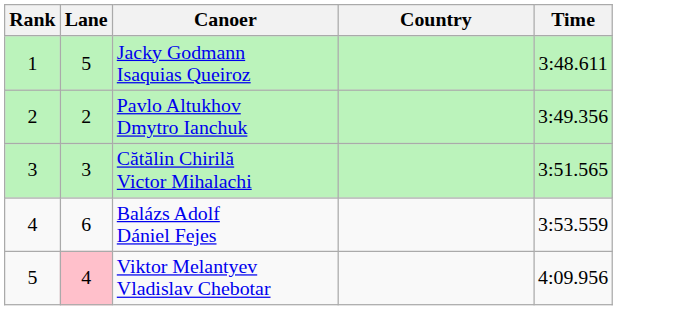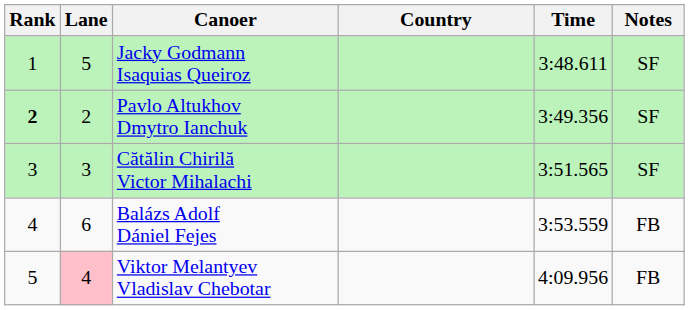+ column: (648, 20)
(32, 116) normal -> (32, 116) bold
